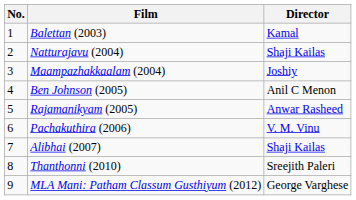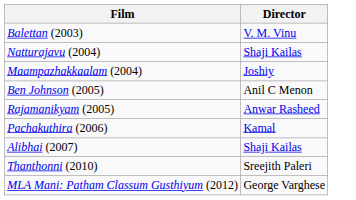- column: (16, 14)
(283, 33) Kamal -> (270, 33) V. M. Vinu
(293, 128) V. M. Vinu -> (259, 128) Kamal
